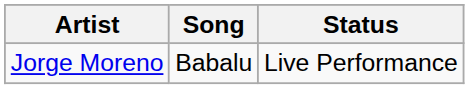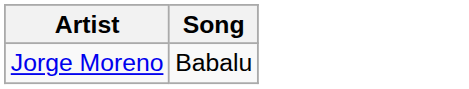- column: (361, 24)
